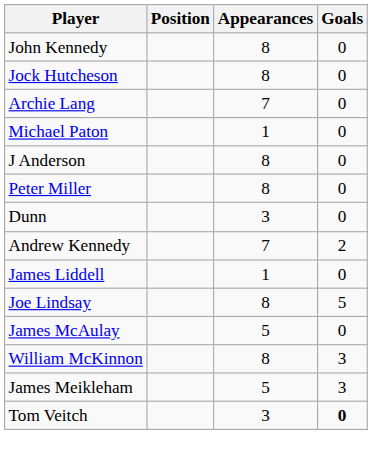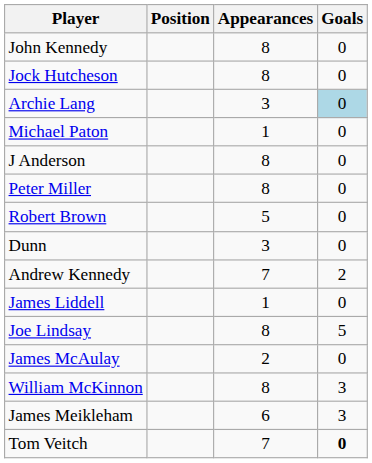(266, 103) 7 -> (266, 103) 3
(342, 103) no background -> (342, 103) lightblue background
+ row: (57, 217)
(266, 330) 5 -> (266, 358) 2
(266, 387) 5 -> (266, 415) 6
(266, 415) 3 -> (266, 443) 7
